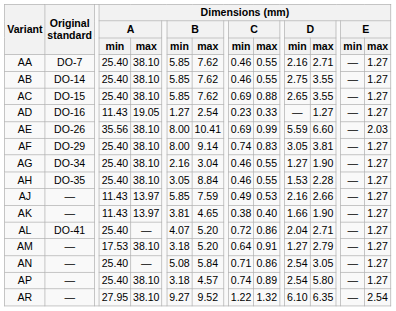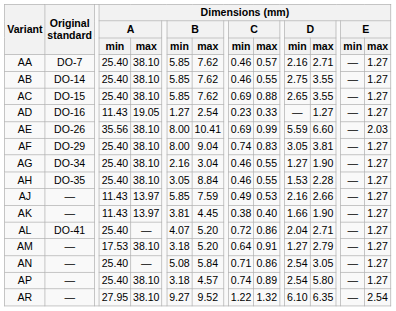(267, 63) 0.55 -> (267, 63) 0.57
(208, 146) 9.14 -> (208, 146) 9.04
(208, 213) 4.65 -> (208, 213) 4.45
